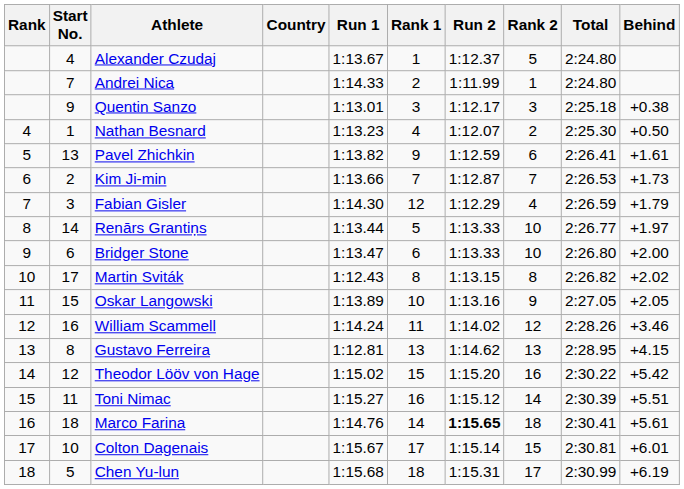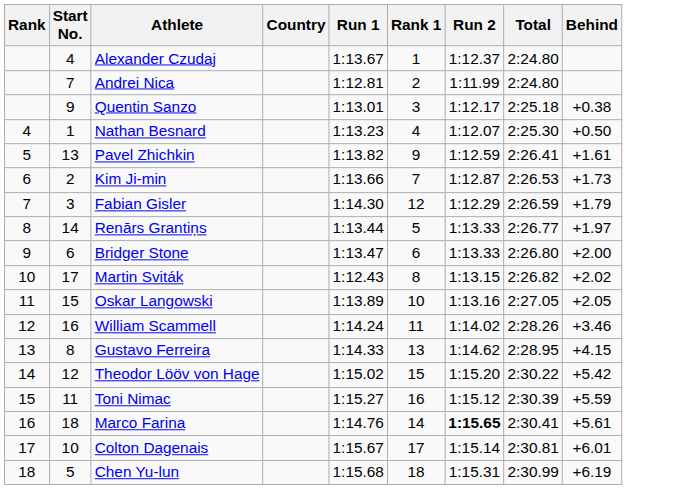- column: (533, 25)
(358, 82) 1:14.33 -> (358, 82) 1:12.81
(358, 350) 1:12.81 -> (358, 350) 1:14.33
(649, 399) +5.51 -> (592, 399) +5.59
